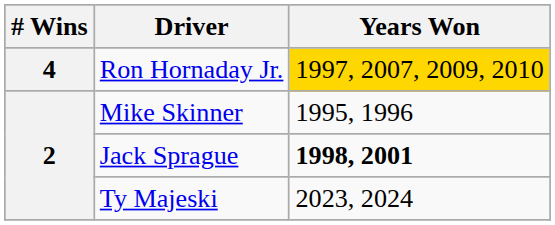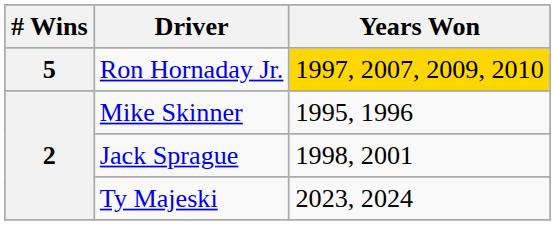(49, 69) 4 -> (49, 69) 5
(354, 155) bold -> (354, 155) normal
